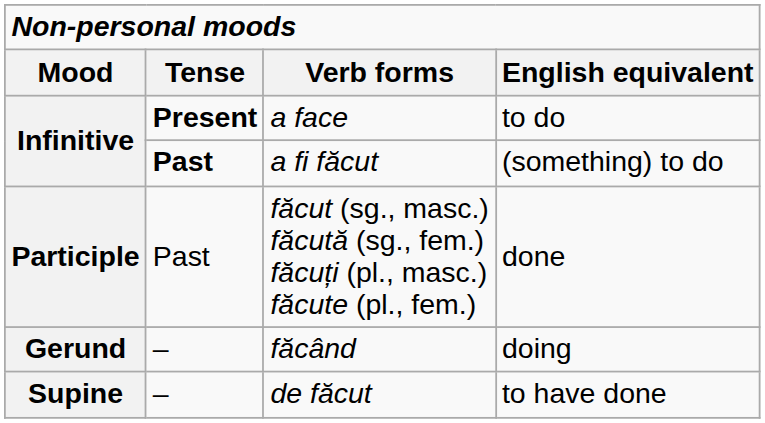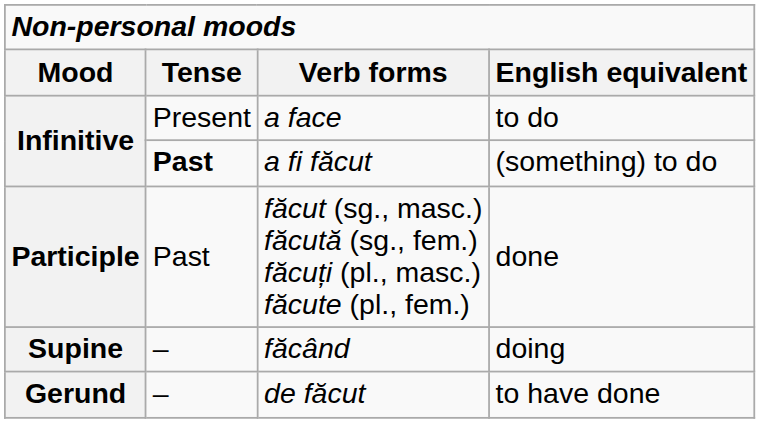(205, 117) bold -> (202, 117) normal
(76, 349) Gerund -> (76, 349) Supine
(76, 394) Supine -> (76, 394) Gerund
